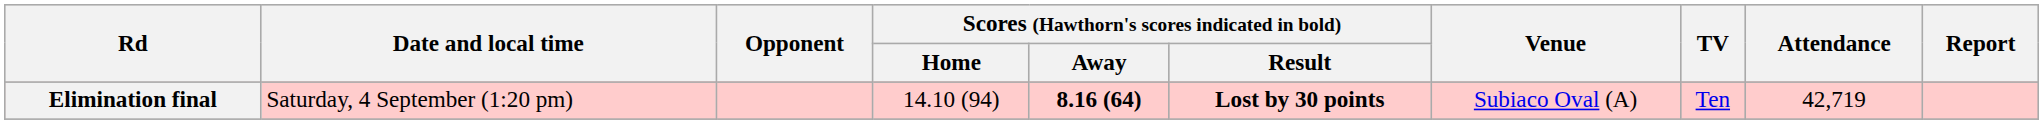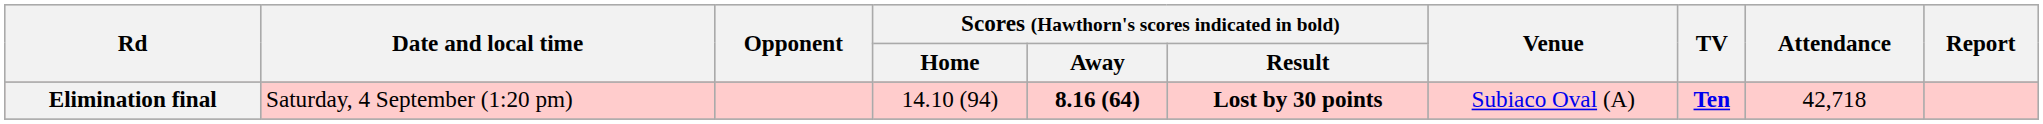(1713, 100) normal -> (1712, 100) bold
(1834, 100) 42,719 -> (1834, 100) 42,718
